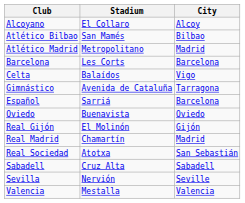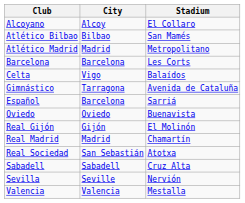columns swapped: (207, 11) <-> (127, 11)
